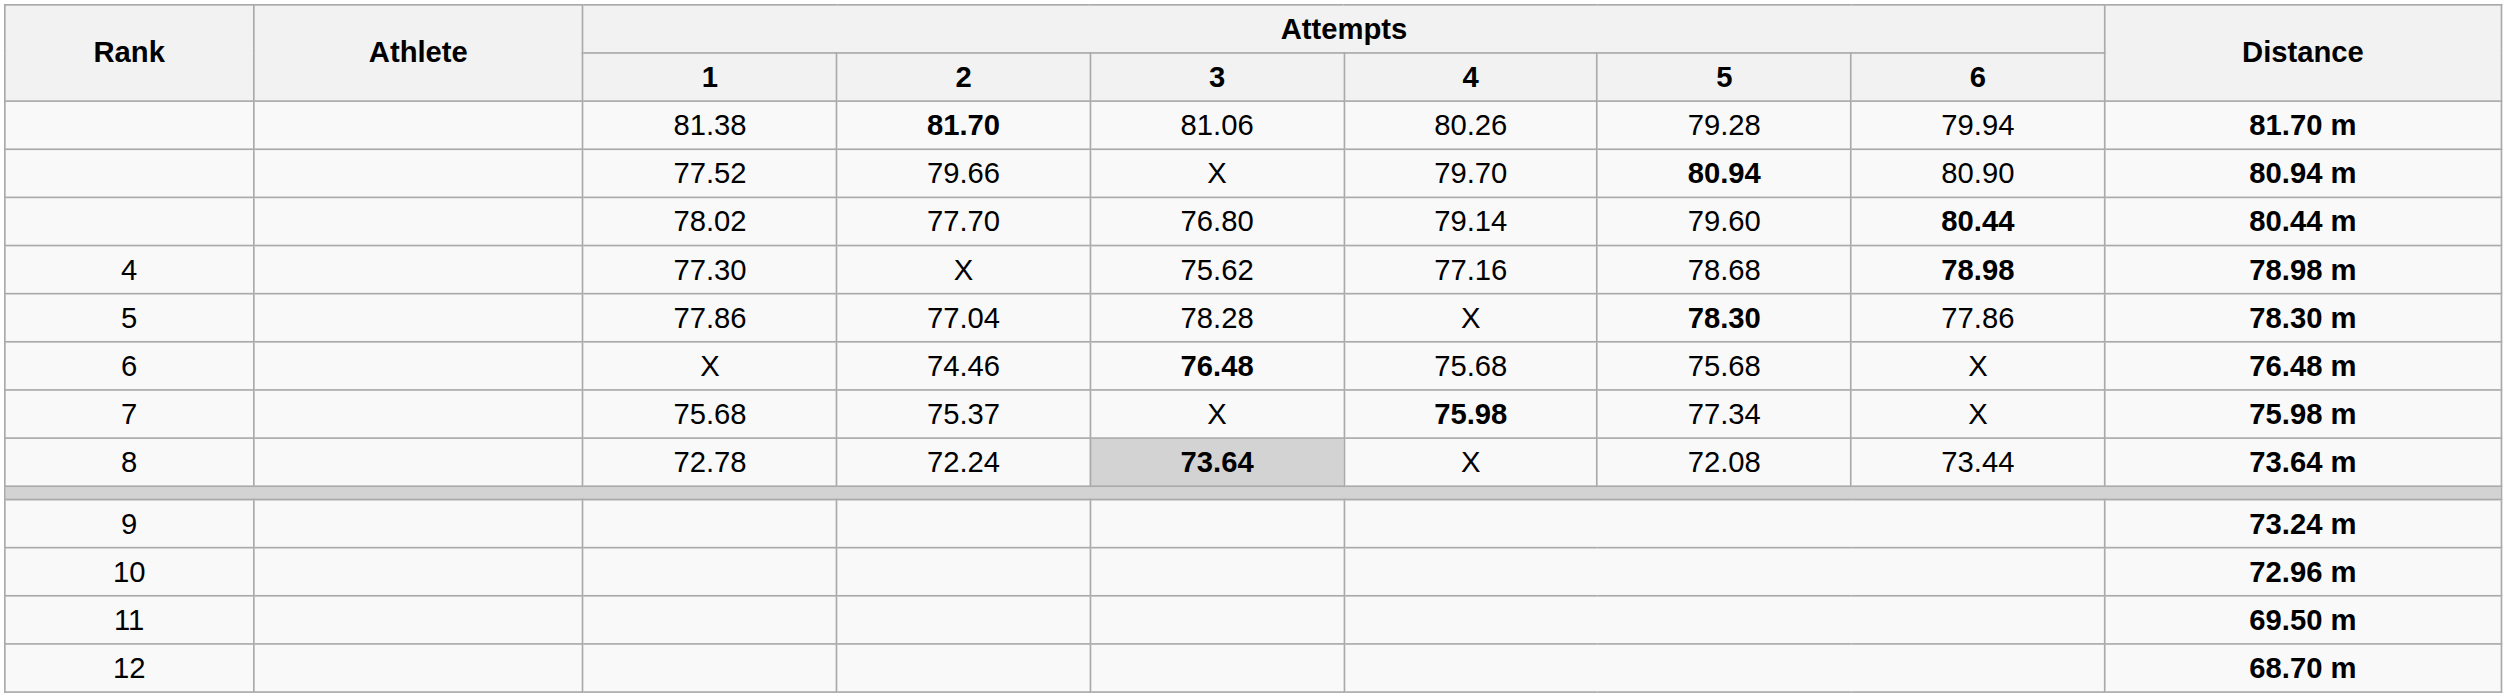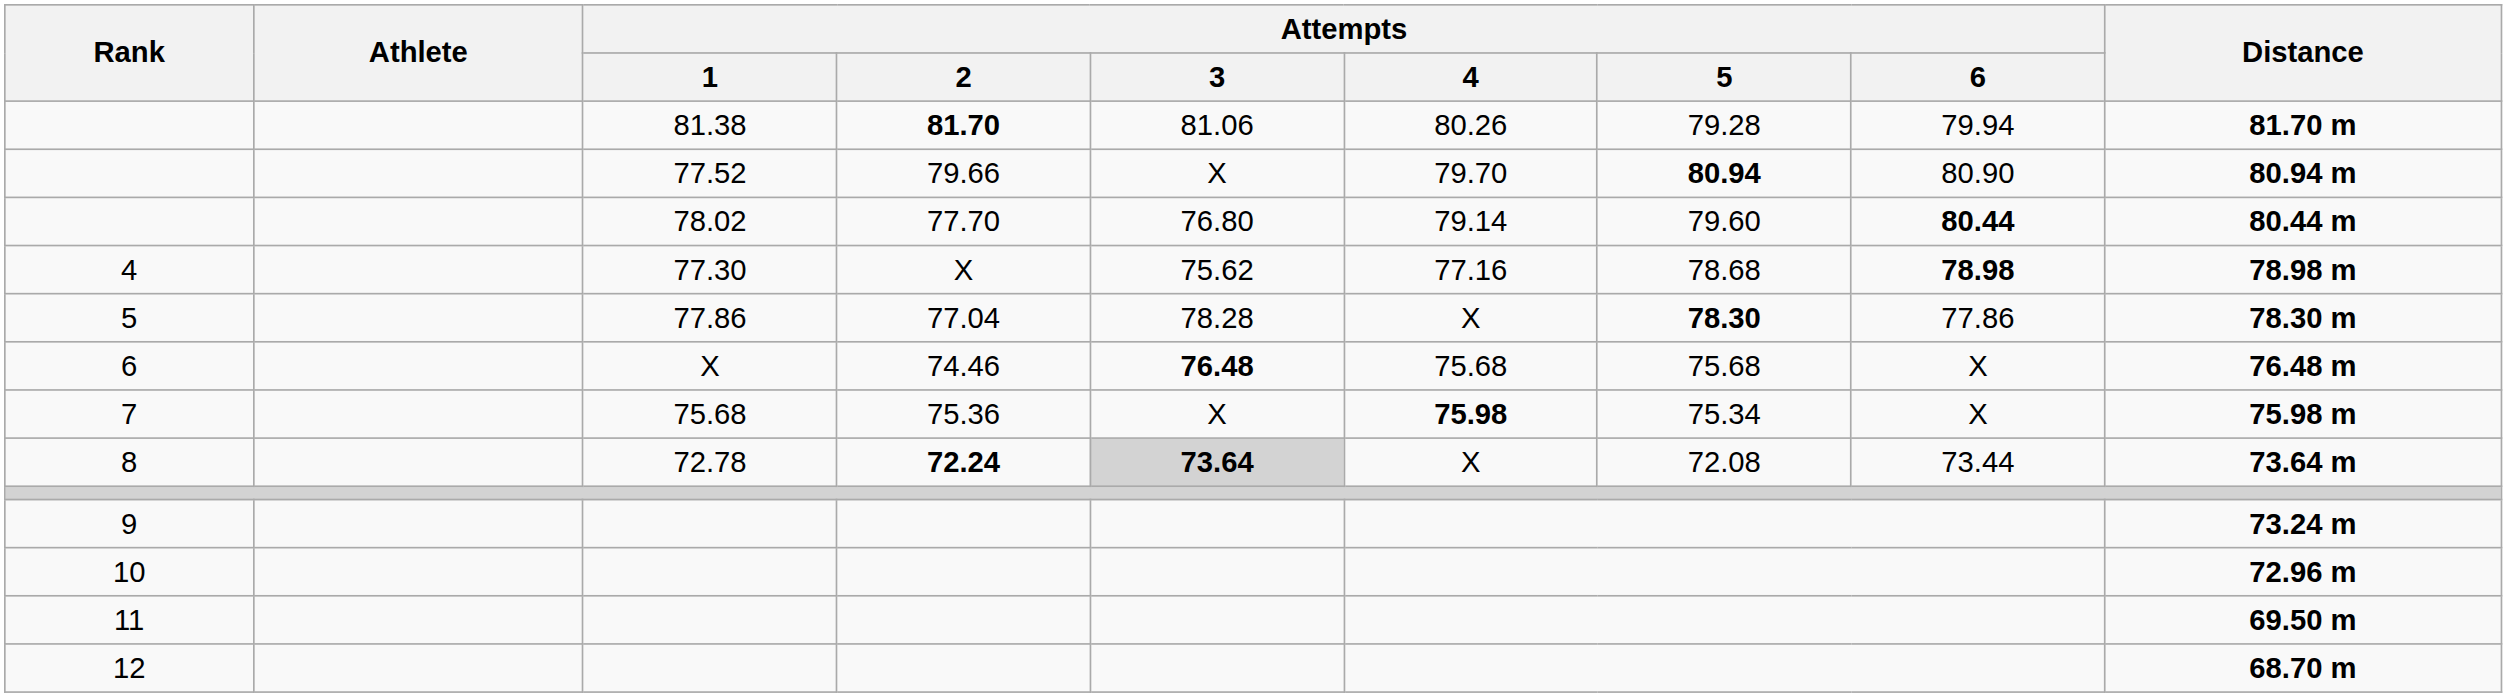(964, 413) 75.37 -> (964, 413) 75.36
(1724, 413) 77.34 -> (1724, 413) 75.34
(964, 461) normal -> (964, 461) bold
